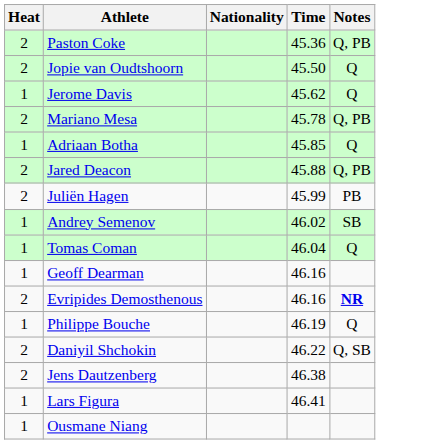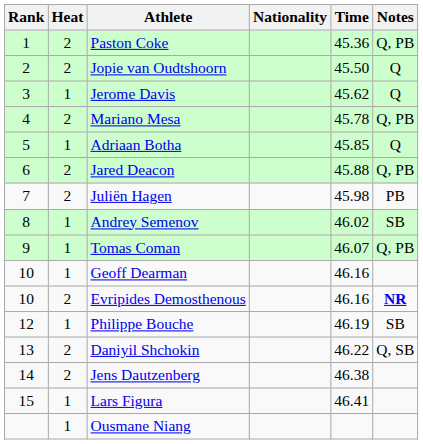+ column: (26, 17)
(308, 196) 45.99 -> (352, 196) 45.98
(308, 247) 46.04 -> (352, 247) 46.07
(352, 247) Q -> (395, 247) Q, PB
(352, 324) Q -> (395, 324) SB
